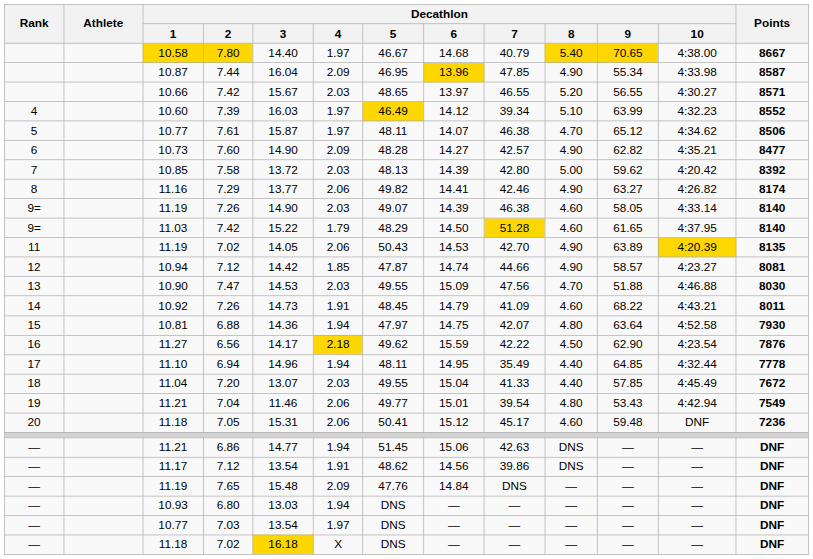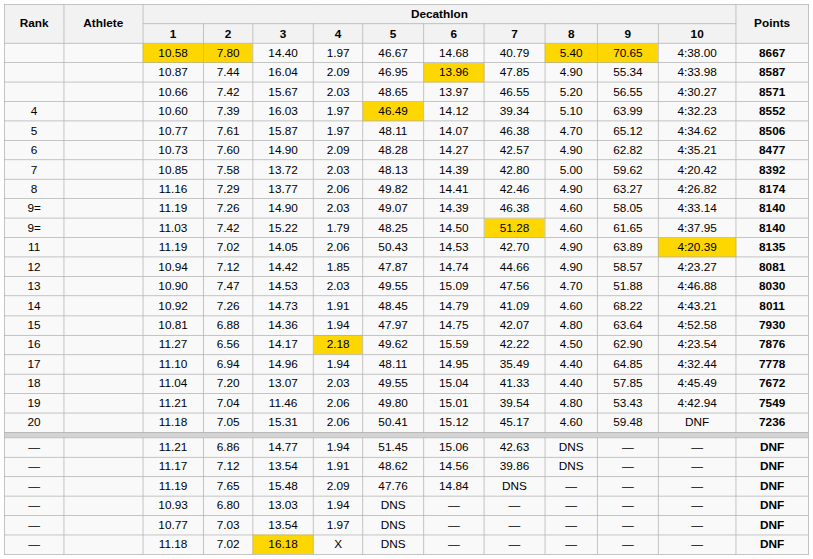(393, 227) 48.29 -> (393, 227) 48.25
(393, 402) 49.77 -> (393, 402) 49.80
